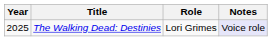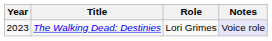(18, 28) 2025 -> (18, 28) 2023
